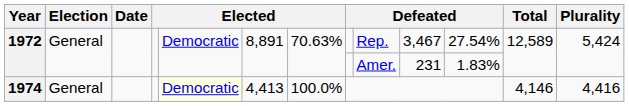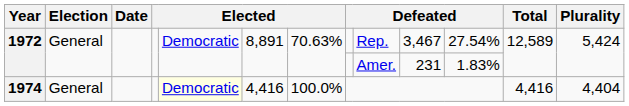(265, 88) 4,413 -> (265, 88) 4,416
(534, 88) 4,146 -> (534, 88) 4,416
(601, 88) 4,416 -> (601, 88) 4,404
